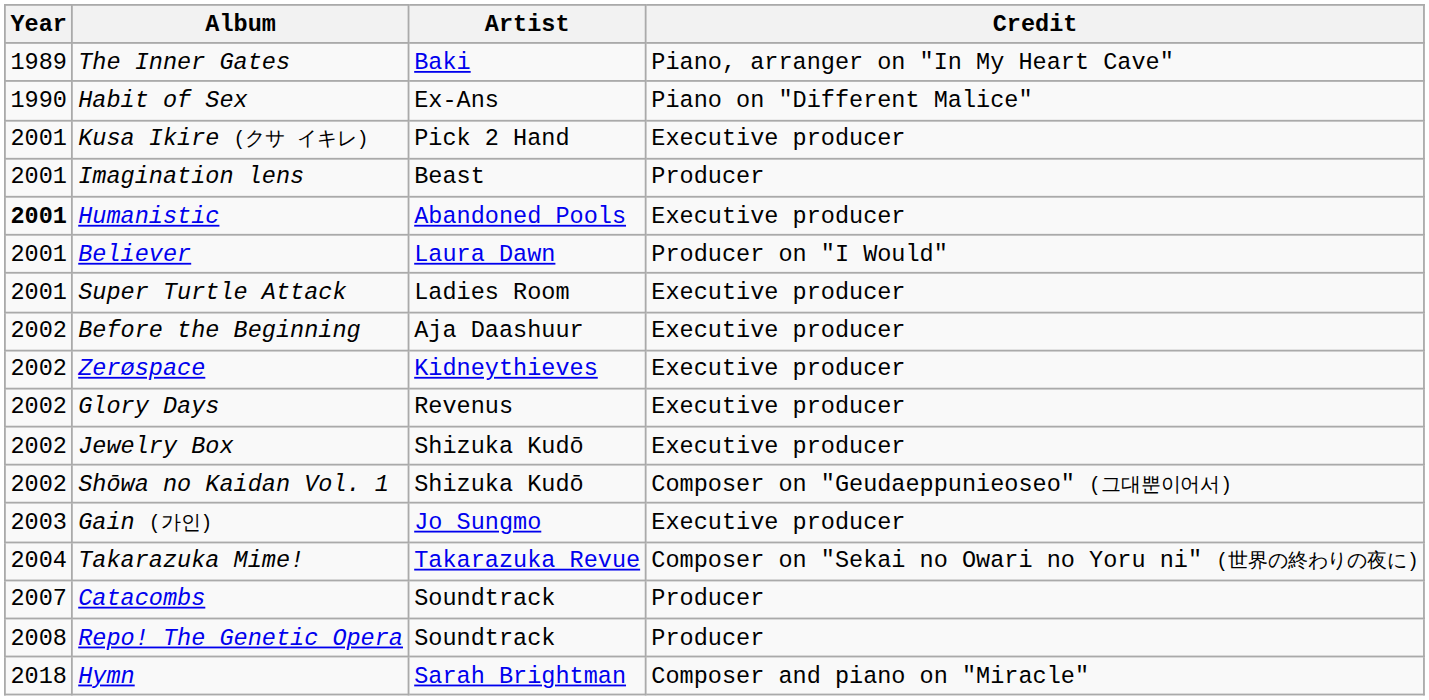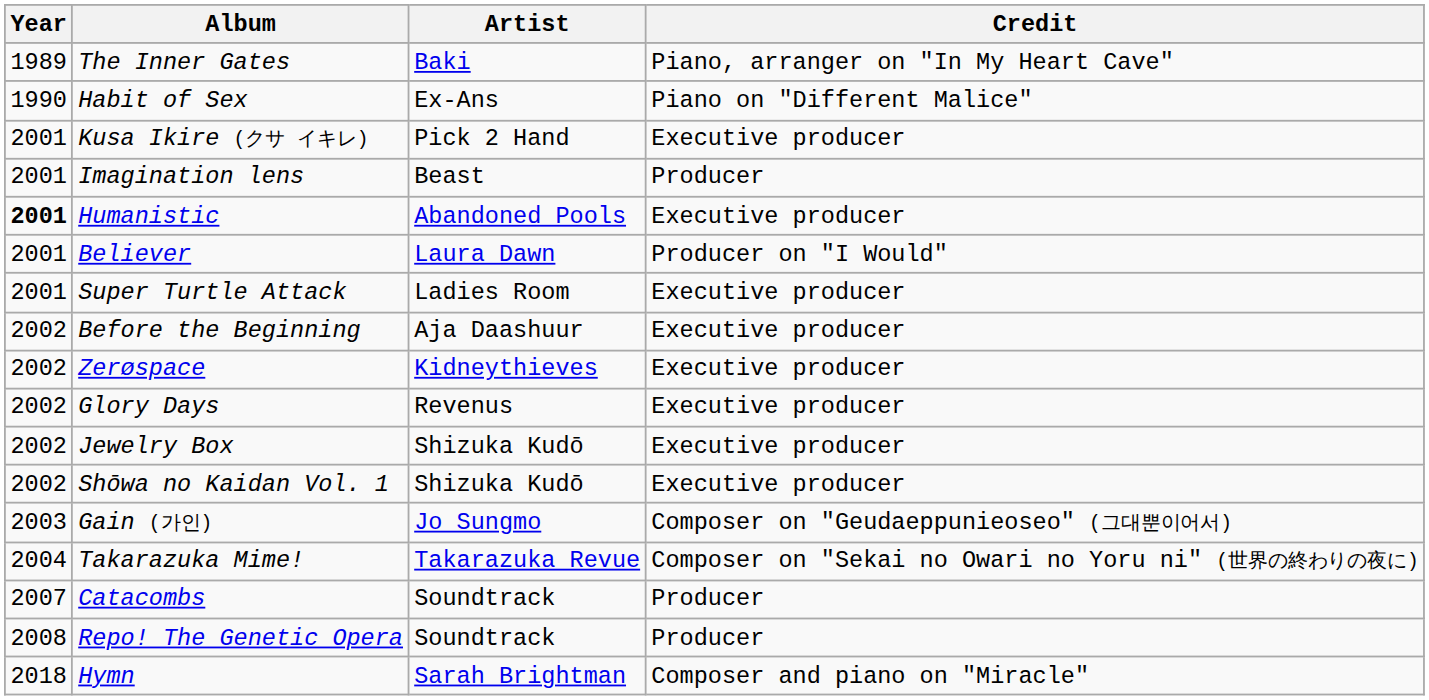(942, 484) Composer on "Geudaeppunieoseo" (그대뿐이어서) -> (778, 484) Executive producer
(778, 523) Executive producer -> (942, 523) Composer on "Geudaeppunieoseo" (그대뿐이어서)
